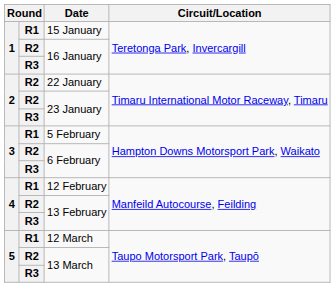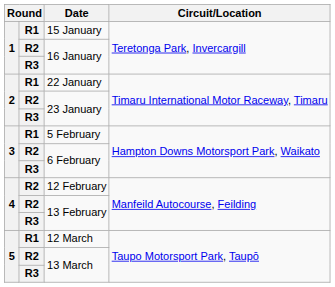(32, 82) R2 -> (32, 82) R1
(32, 186) R1 -> (32, 186) R2
